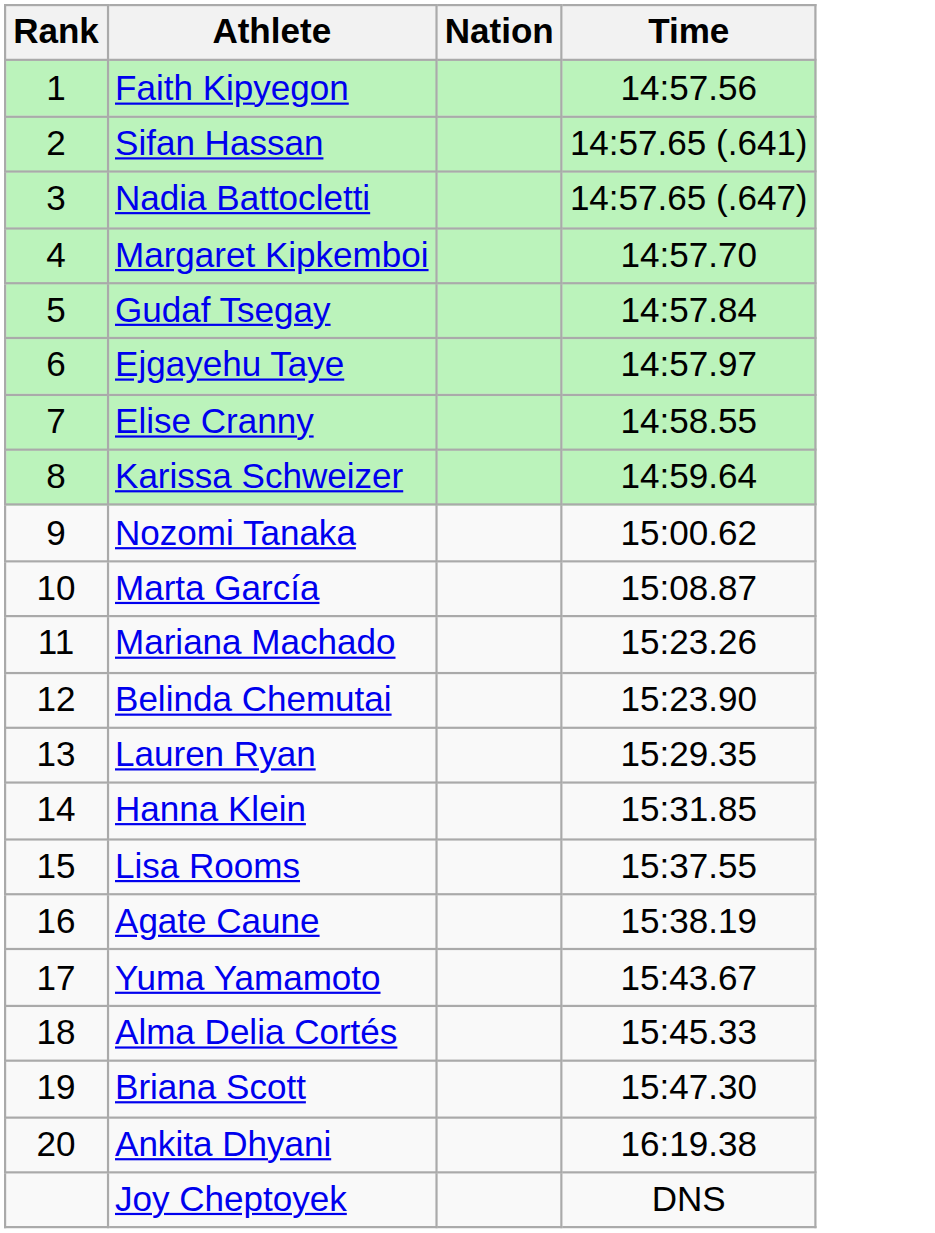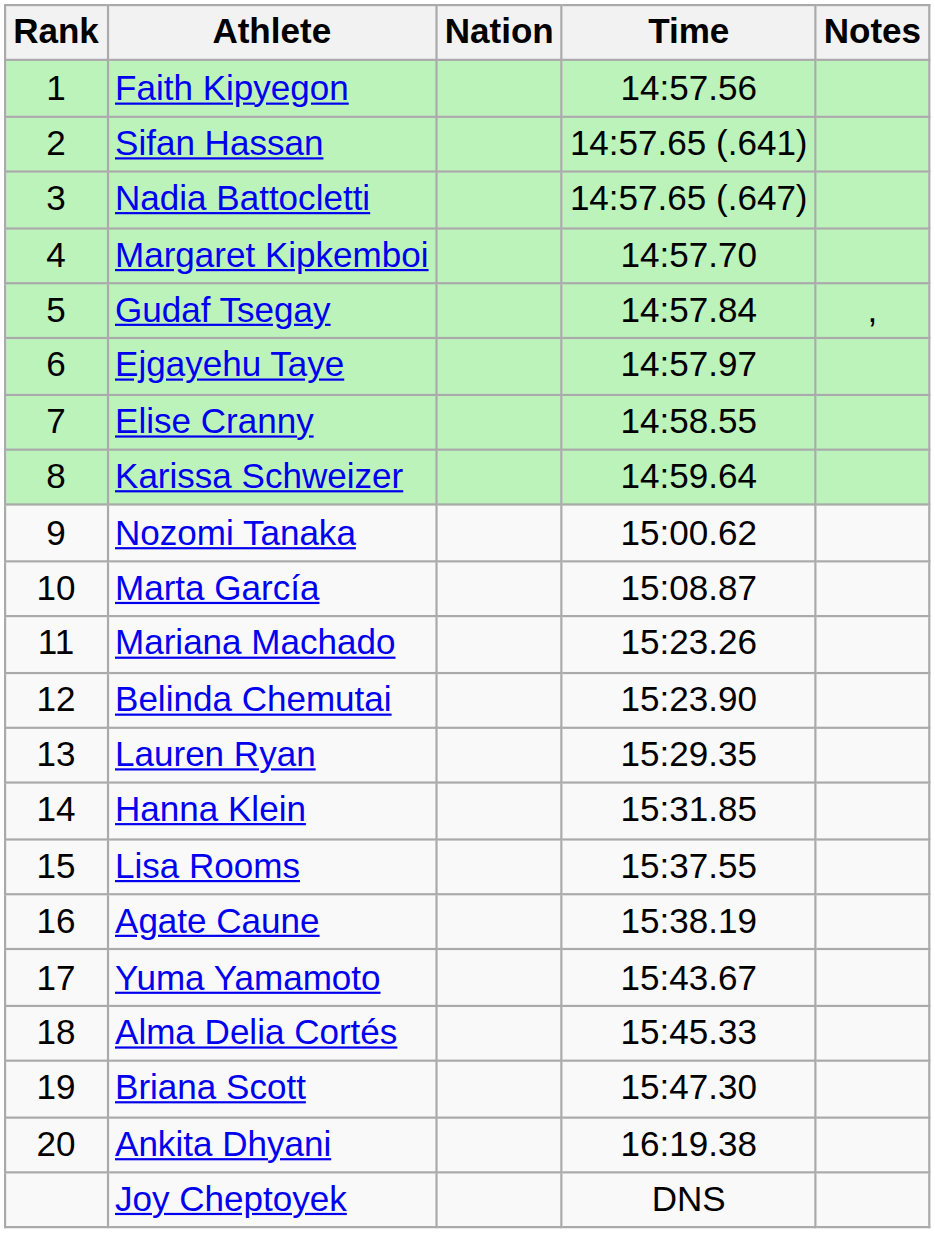+ column: (872, 32)
